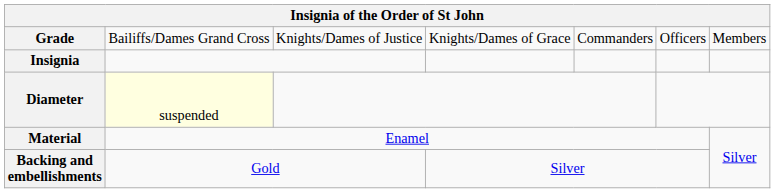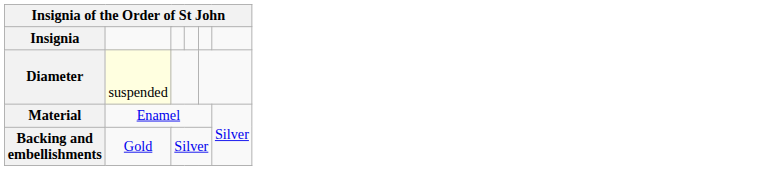- row: (55, 38)
